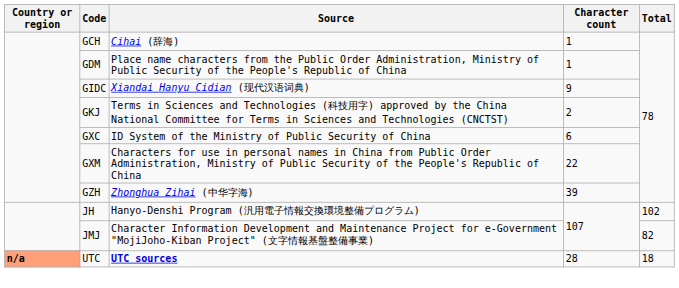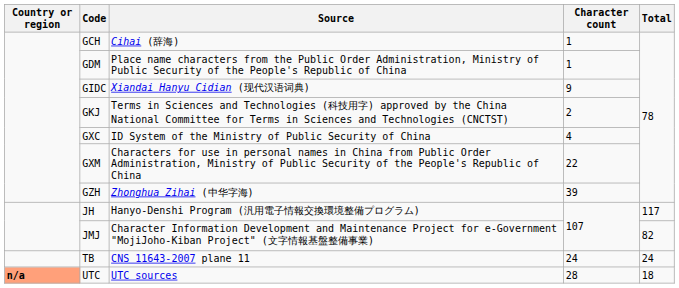(569, 136) 6 -> (569, 136) 4
(651, 211) 102 -> (651, 211) 117
+ row: (88, 259)
(144, 259) bold -> (144, 275) normal
